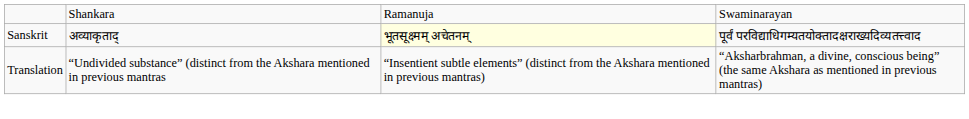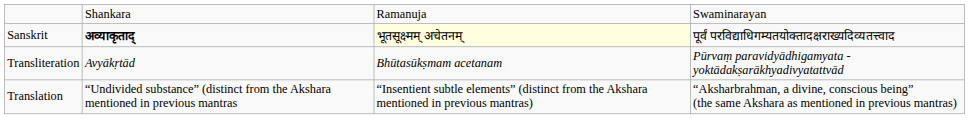(94, 36) normal -> (110, 36) bold
+ row: (43, 63)
